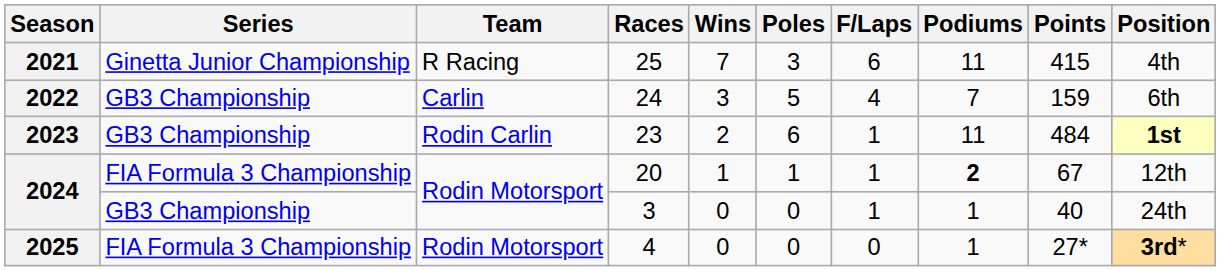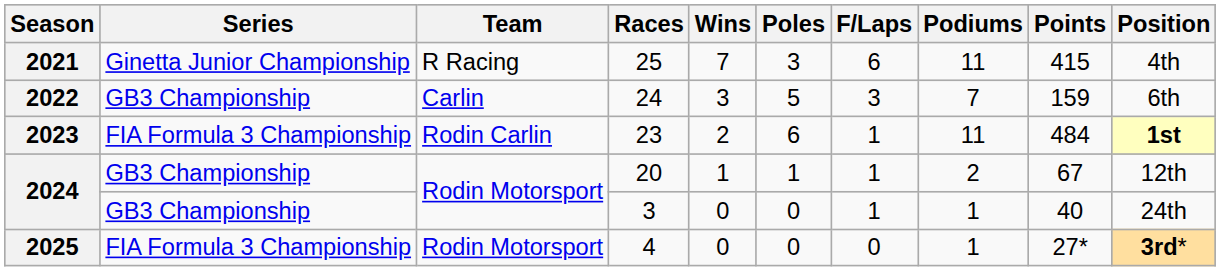(874, 98) 4 -> (874, 98) 3
(208, 136) GB3 Championship -> (258, 136) FIA Formula 3 Championship
(258, 173) FIA Formula 3 Championship -> (208, 173) GB3 Championship
(973, 173) bold -> (973, 173) normal
